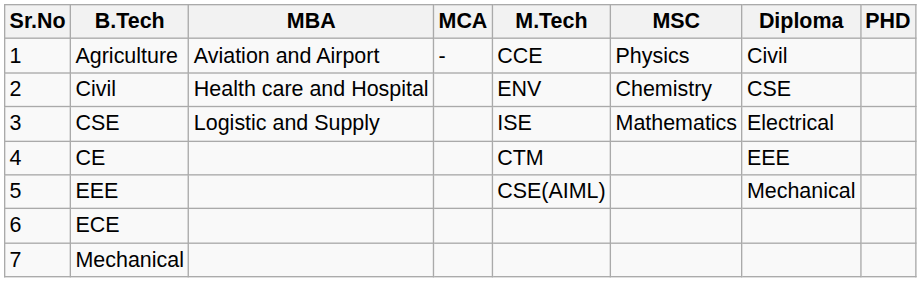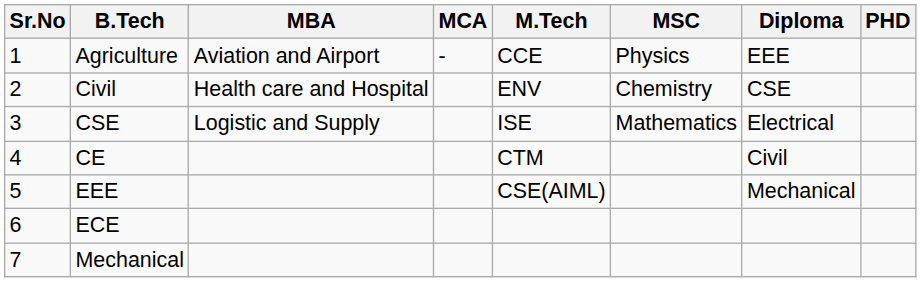(767, 55) Civil -> (768, 55) EEE
(768, 157) EEE -> (767, 157) Civil
